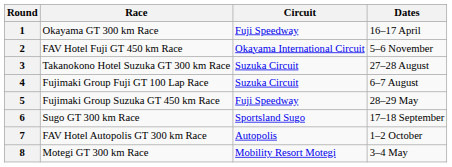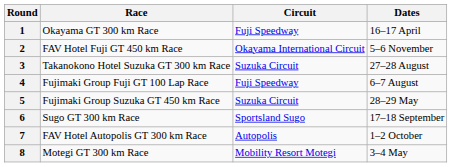(267, 82) Suzuka Circuit -> (267, 82) Fuji Speedway
(267, 100) Fuji Speedway -> (267, 100) Suzuka Circuit
